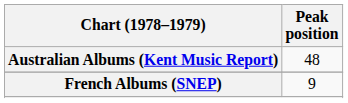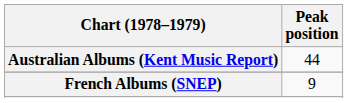(312, 59) 48 -> (312, 59) 44
